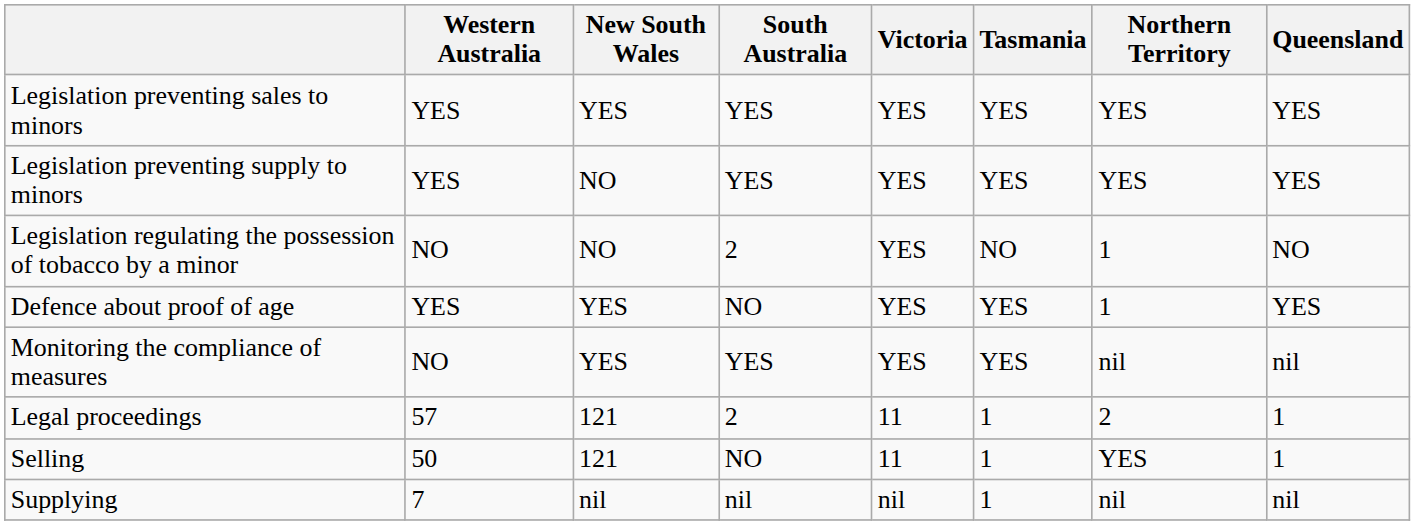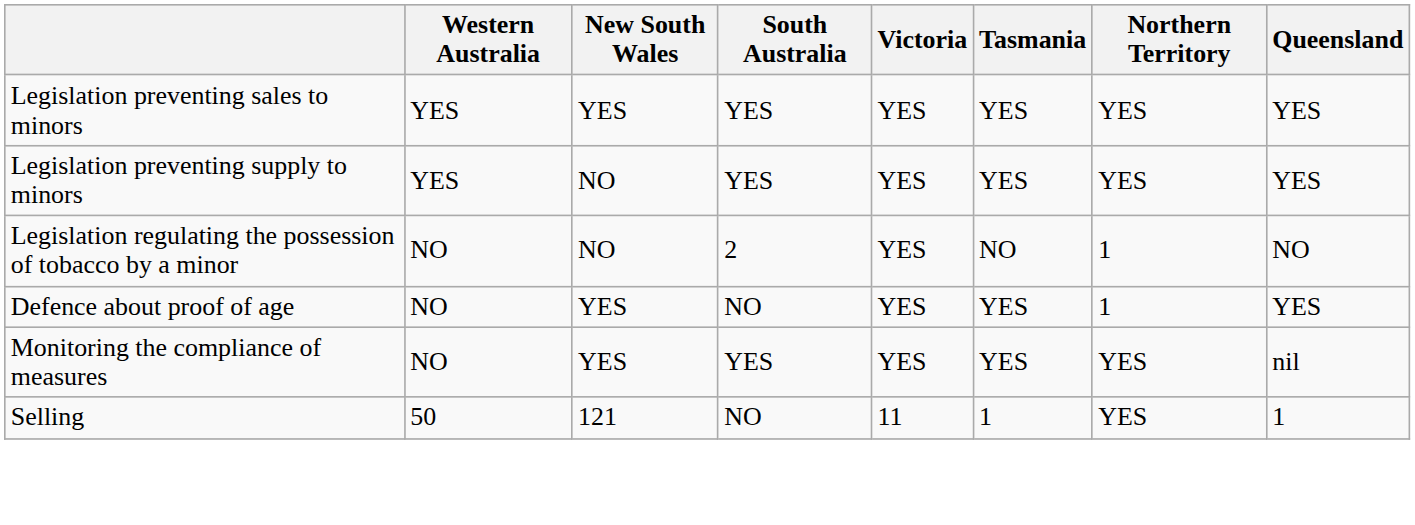(436, 306) YES -> (429, 306) NO
(1112, 361) nil -> (1123, 361) YES
- row: (106, 417)
- row: (64, 499)
